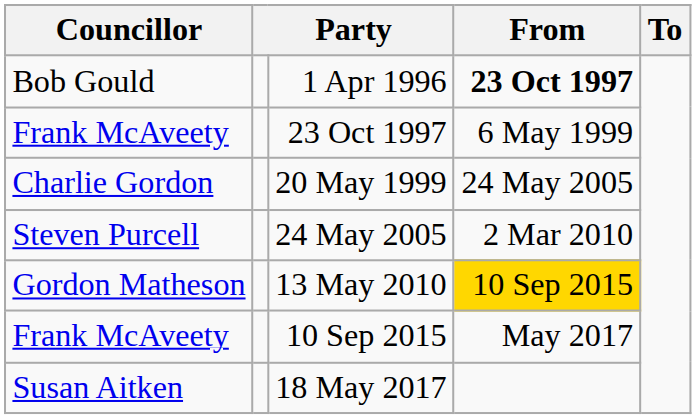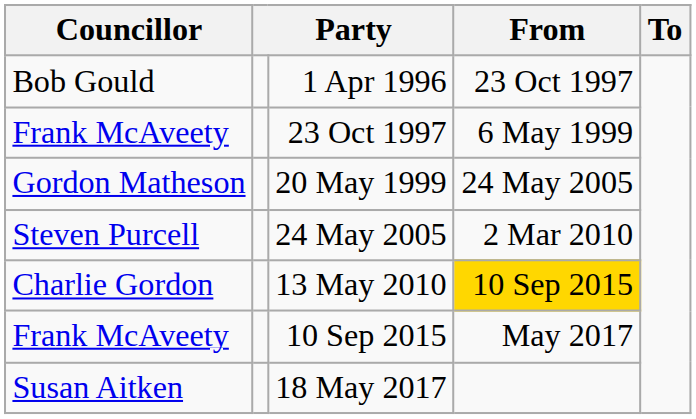(552, 81) bold -> (554, 81) normal
(113, 183) Charlie Gordon -> (129, 183) Gordon Matheson
(129, 285) Gordon Matheson -> (113, 285) Charlie Gordon
